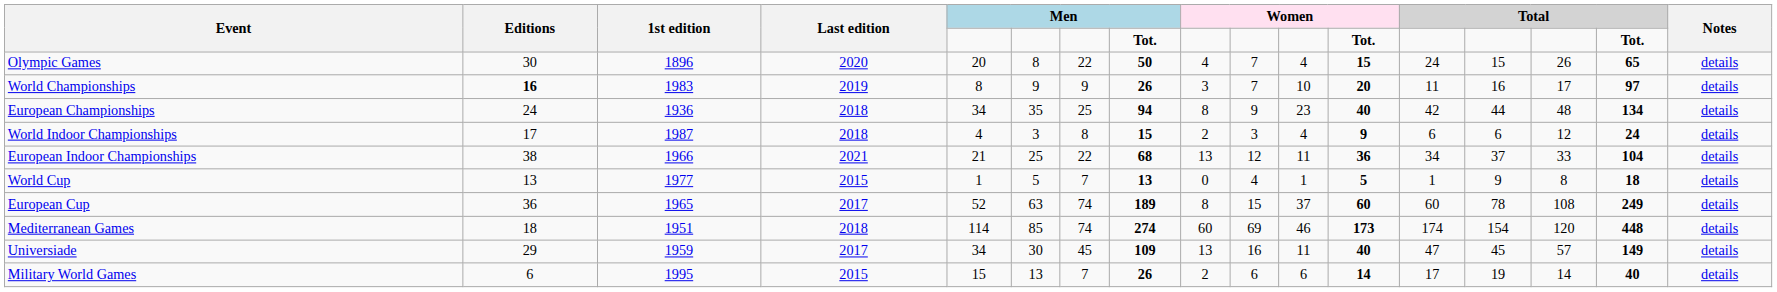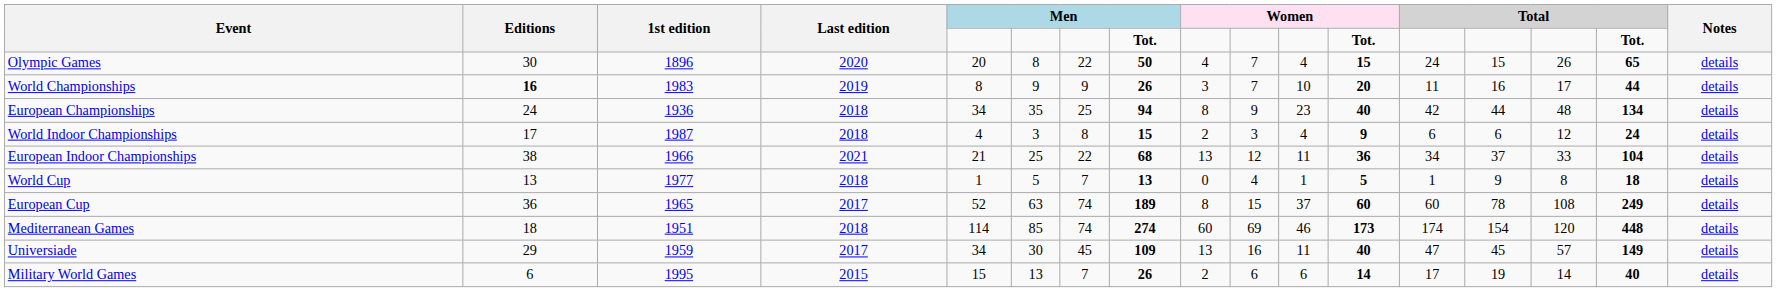(1632, 87) 97 -> (1632, 87) 44
(854, 181) 2015 -> (854, 181) 2018
